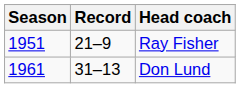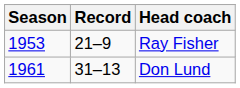(27, 43) 1951 -> (27, 43) 1953
